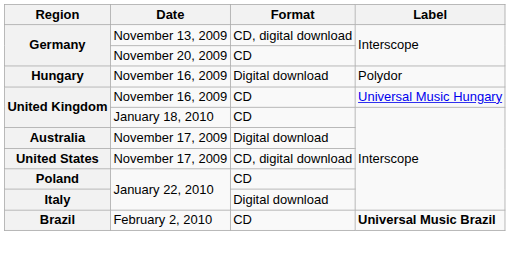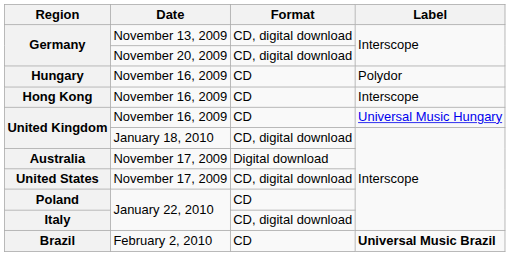(243, 55) CD -> (293, 55) CD, digital download
(281, 76) Digital download -> (243, 76) CD
+ row: (57, 96)
(243, 117) CD -> (293, 138) CD, digital download
(281, 199) Digital download -> (293, 220) CD, digital download
